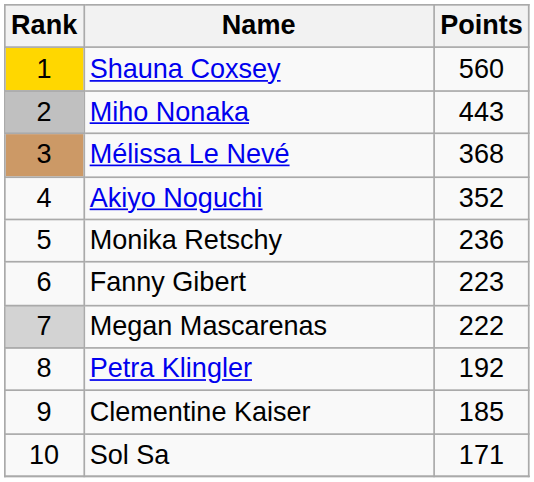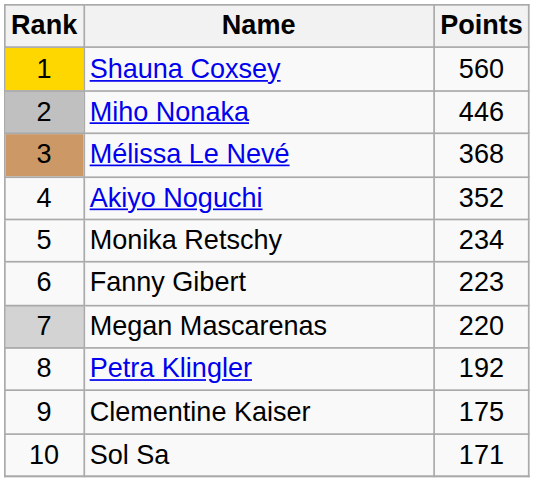(481, 111) 443 -> (481, 111) 446
(481, 240) 236 -> (481, 240) 234
(481, 326) 222 -> (481, 326) 220
(481, 411) 185 -> (481, 411) 175
